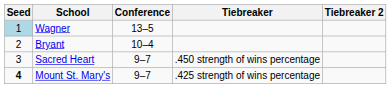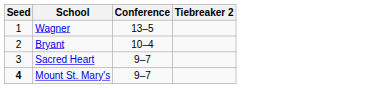- column: (247, 12)
(19, 28) lightblue background -> (19, 28) no background
